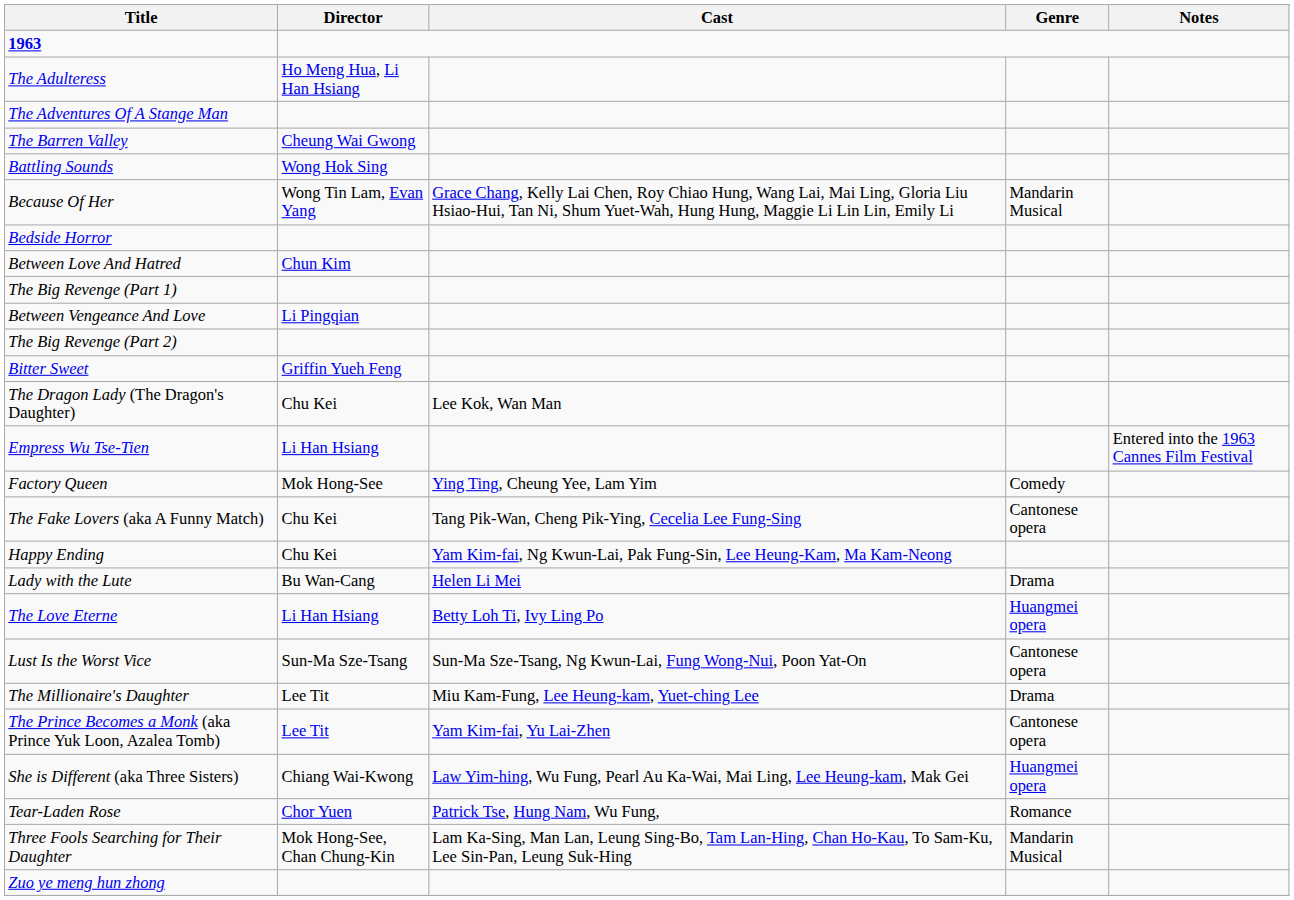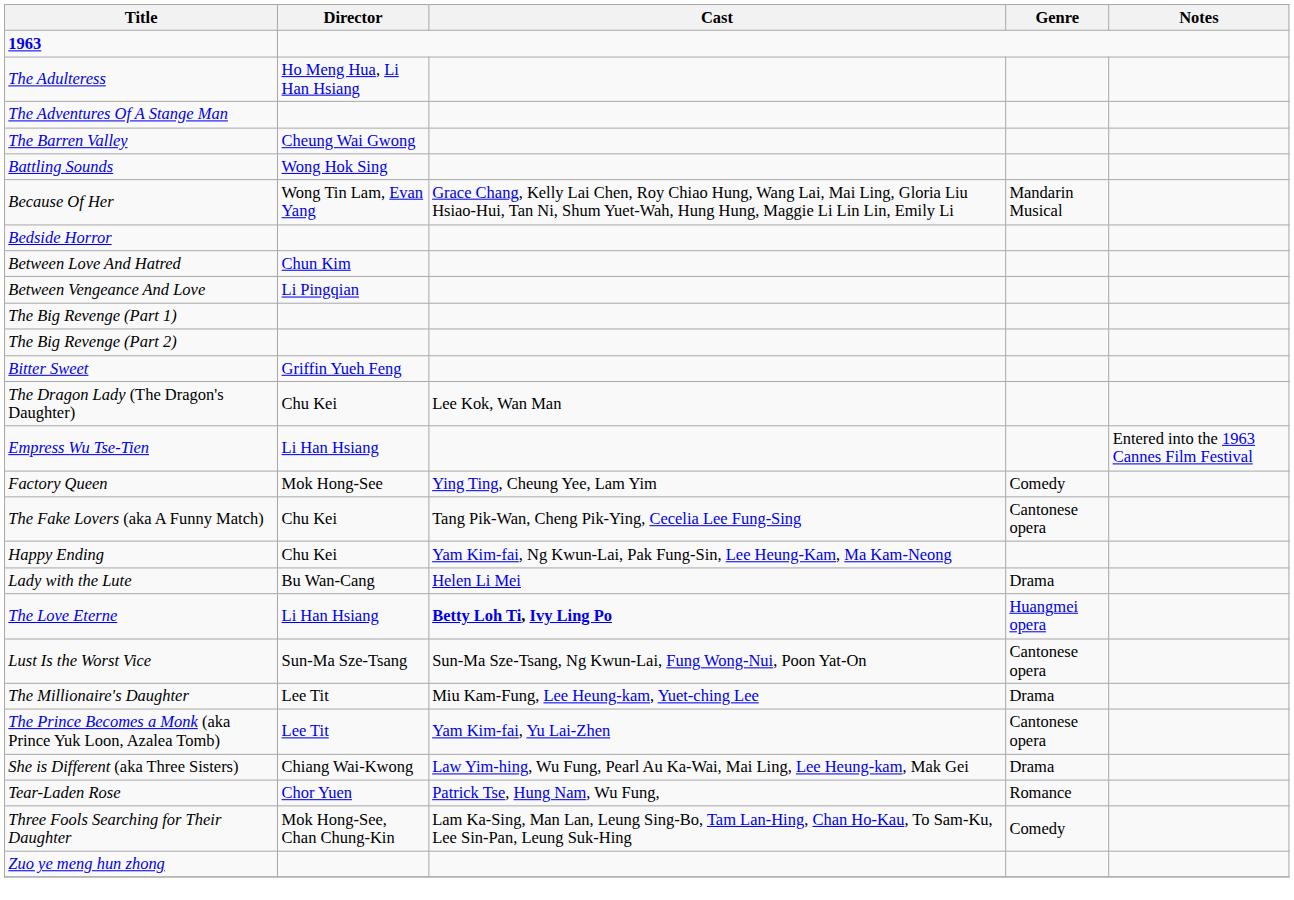rows swapped: (107, 316) <-> (93, 289)
(518, 616) normal -> (522, 616) bold
(1044, 776) Huangmei opera -> (1032, 767) Drama
(1041, 847) Mandarin Musical -> (1037, 828) Comedy
